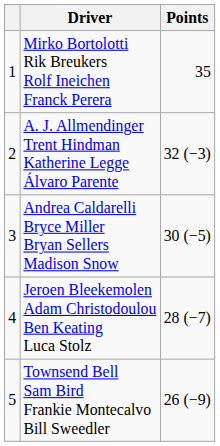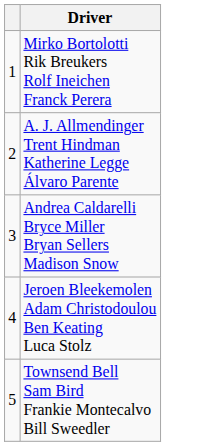- column: (187, 17)
